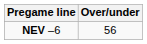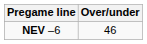(110, 30) 56 -> (110, 30) 46
